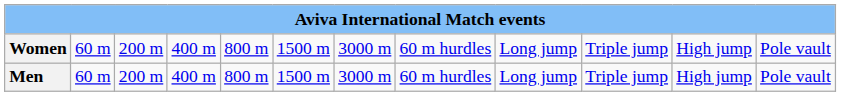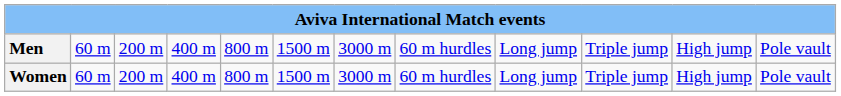rows swapped: (26, 77) <-> (38, 48)
